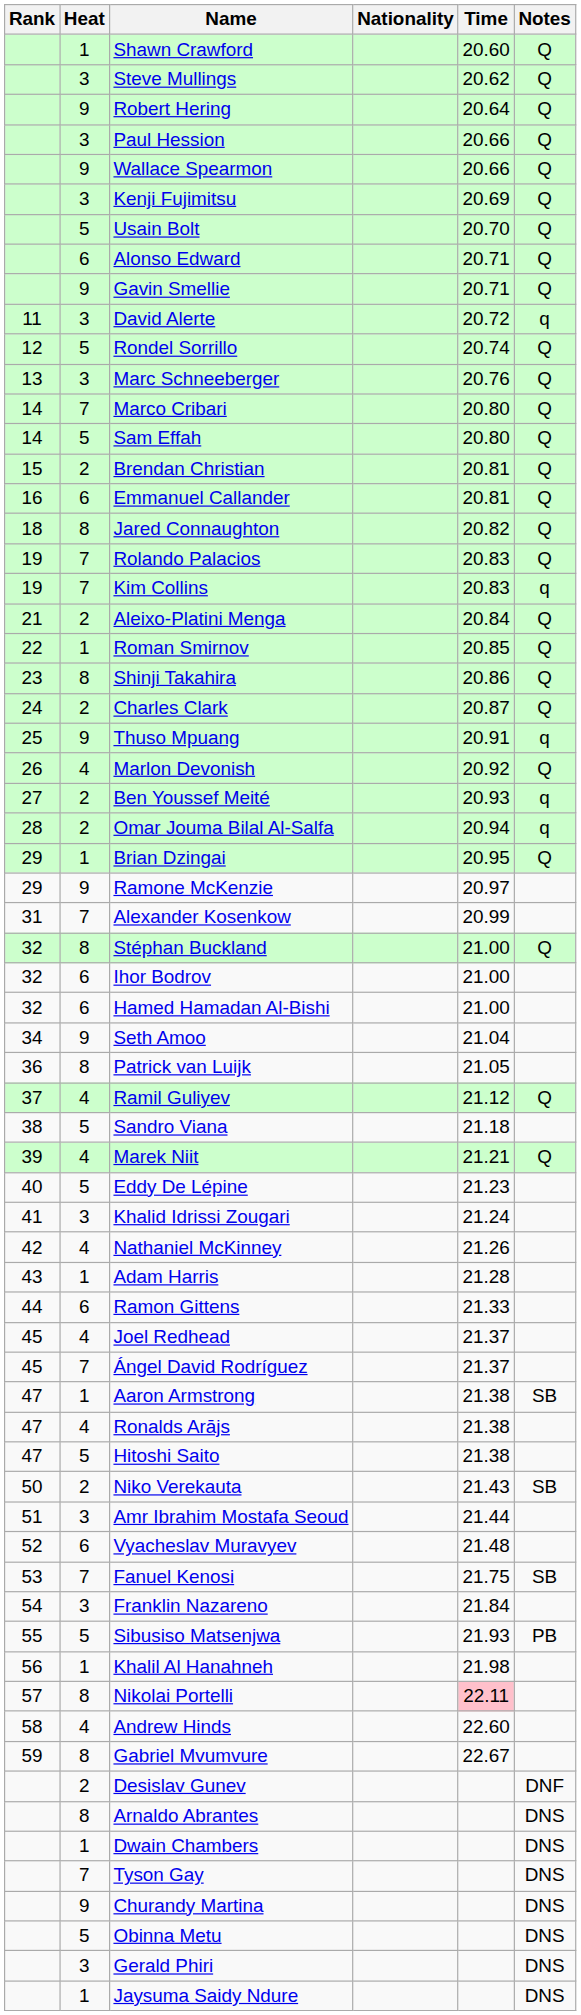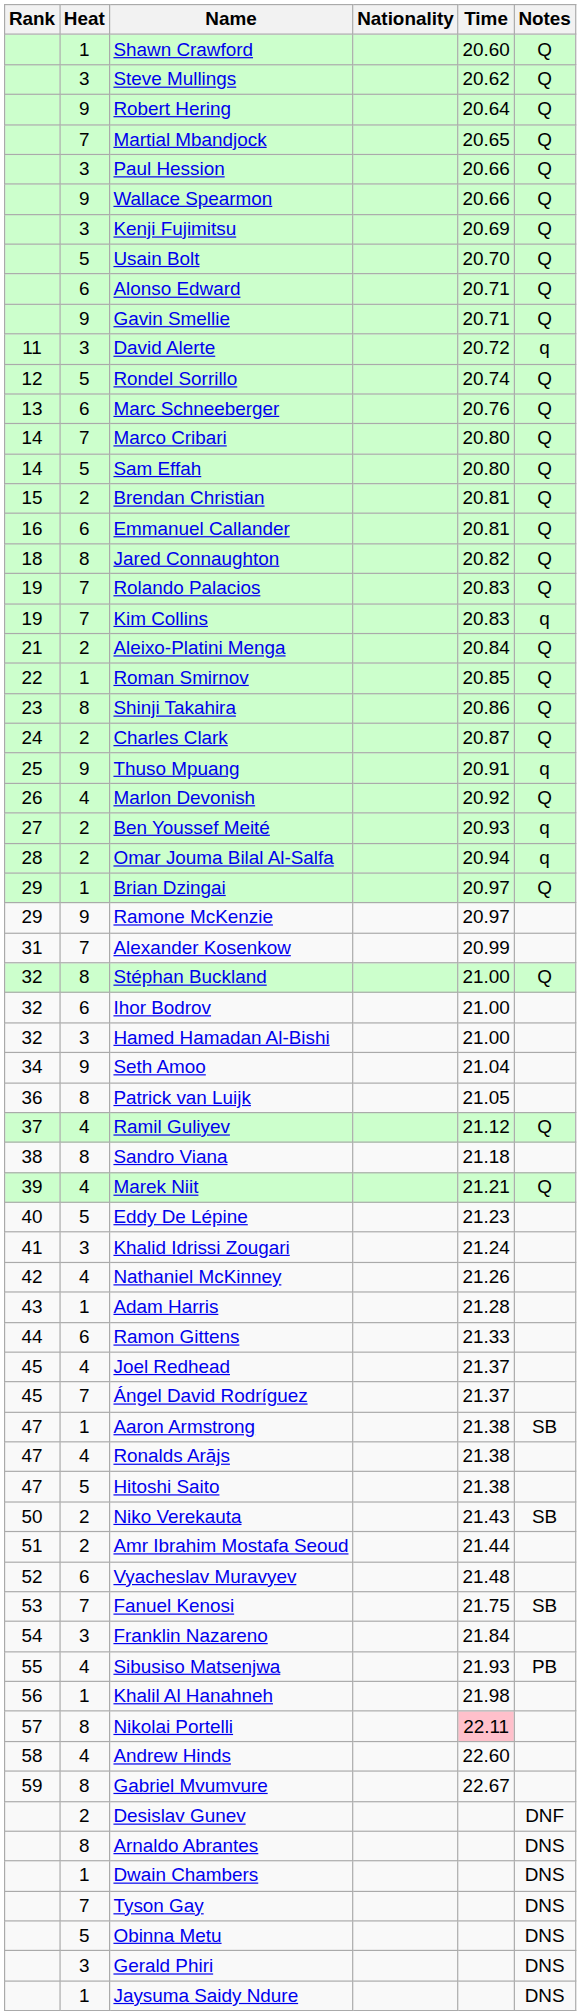+ row: (190, 139)
(84, 378) 3 -> (84, 408) 6
(486, 857) 20.95 -> (486, 887) 20.97
(84, 1007) 6 -> (84, 1037) 3
(84, 1127) 5 -> (84, 1157) 8
(84, 1516) 3 -> (84, 1546) 2
(84, 1636) 5 -> (84, 1666) 4
- row: (188, 1905)
